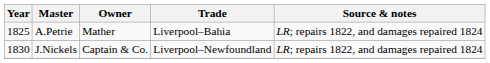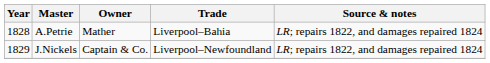(18, 31) 1825 -> (18, 31) 1828
(18, 49) 1830 -> (18, 49) 1829
